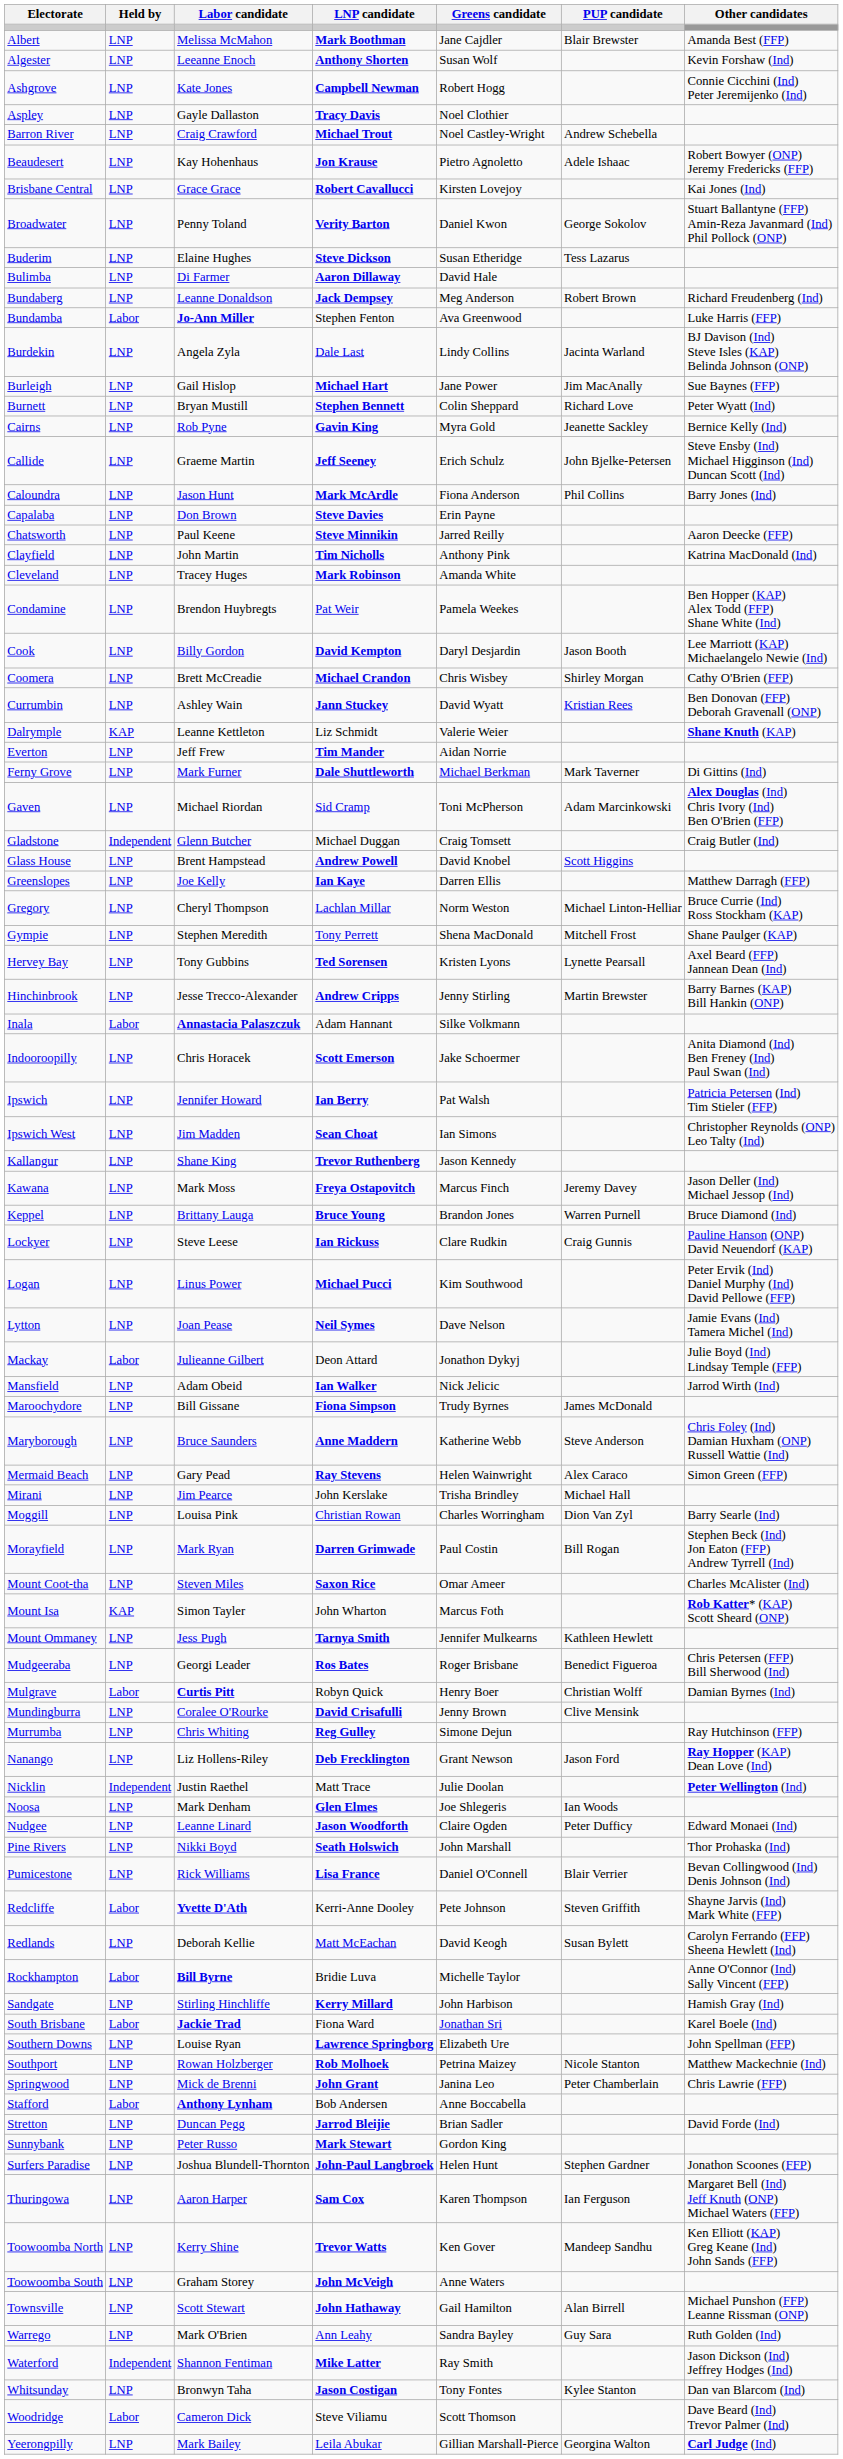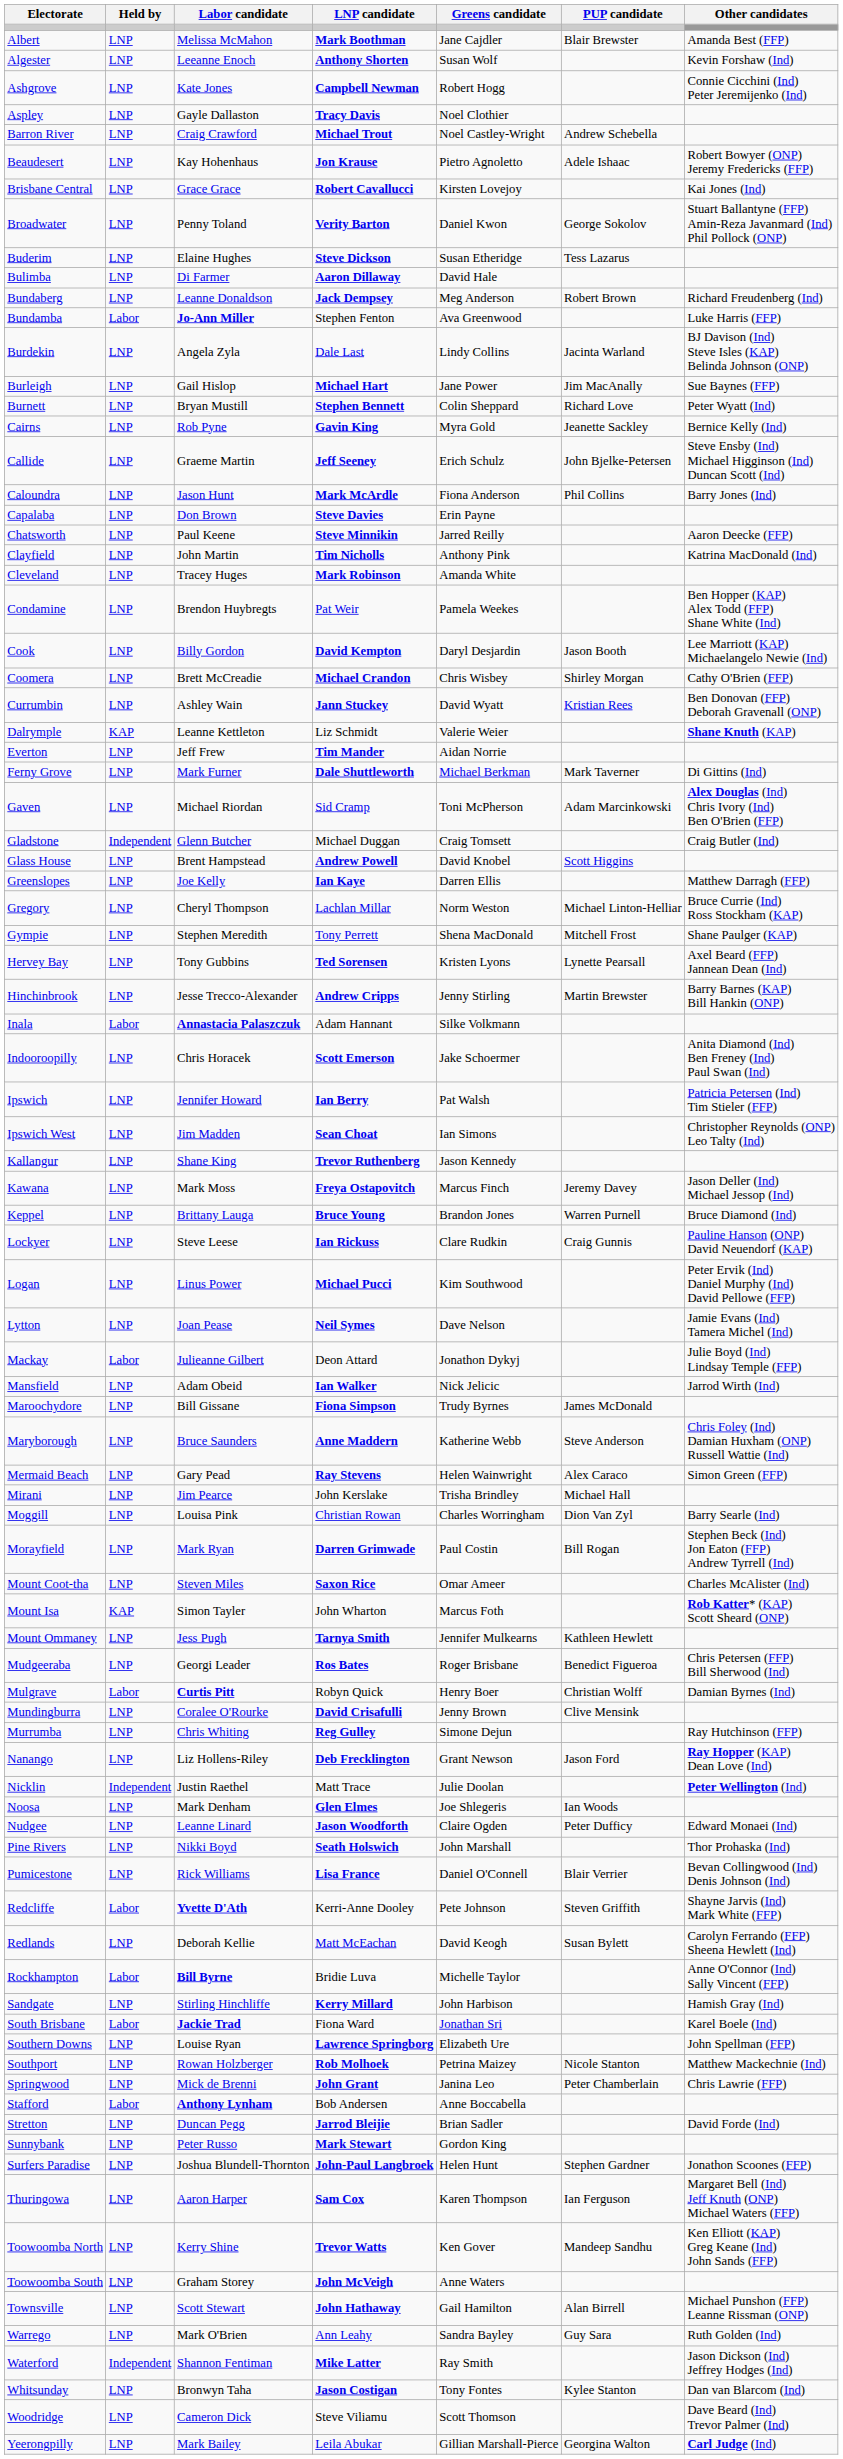(124, 2417) Labor -> (121, 2417) LNP
